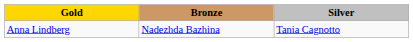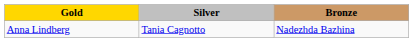columns swapped: (341, 12) <-> (207, 12)
